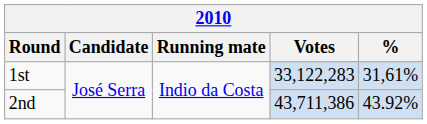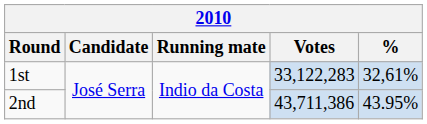(390, 75) 31,61% -> (390, 75) 32,61%
(390, 103) 43.92% -> (390, 103) 43.95%
